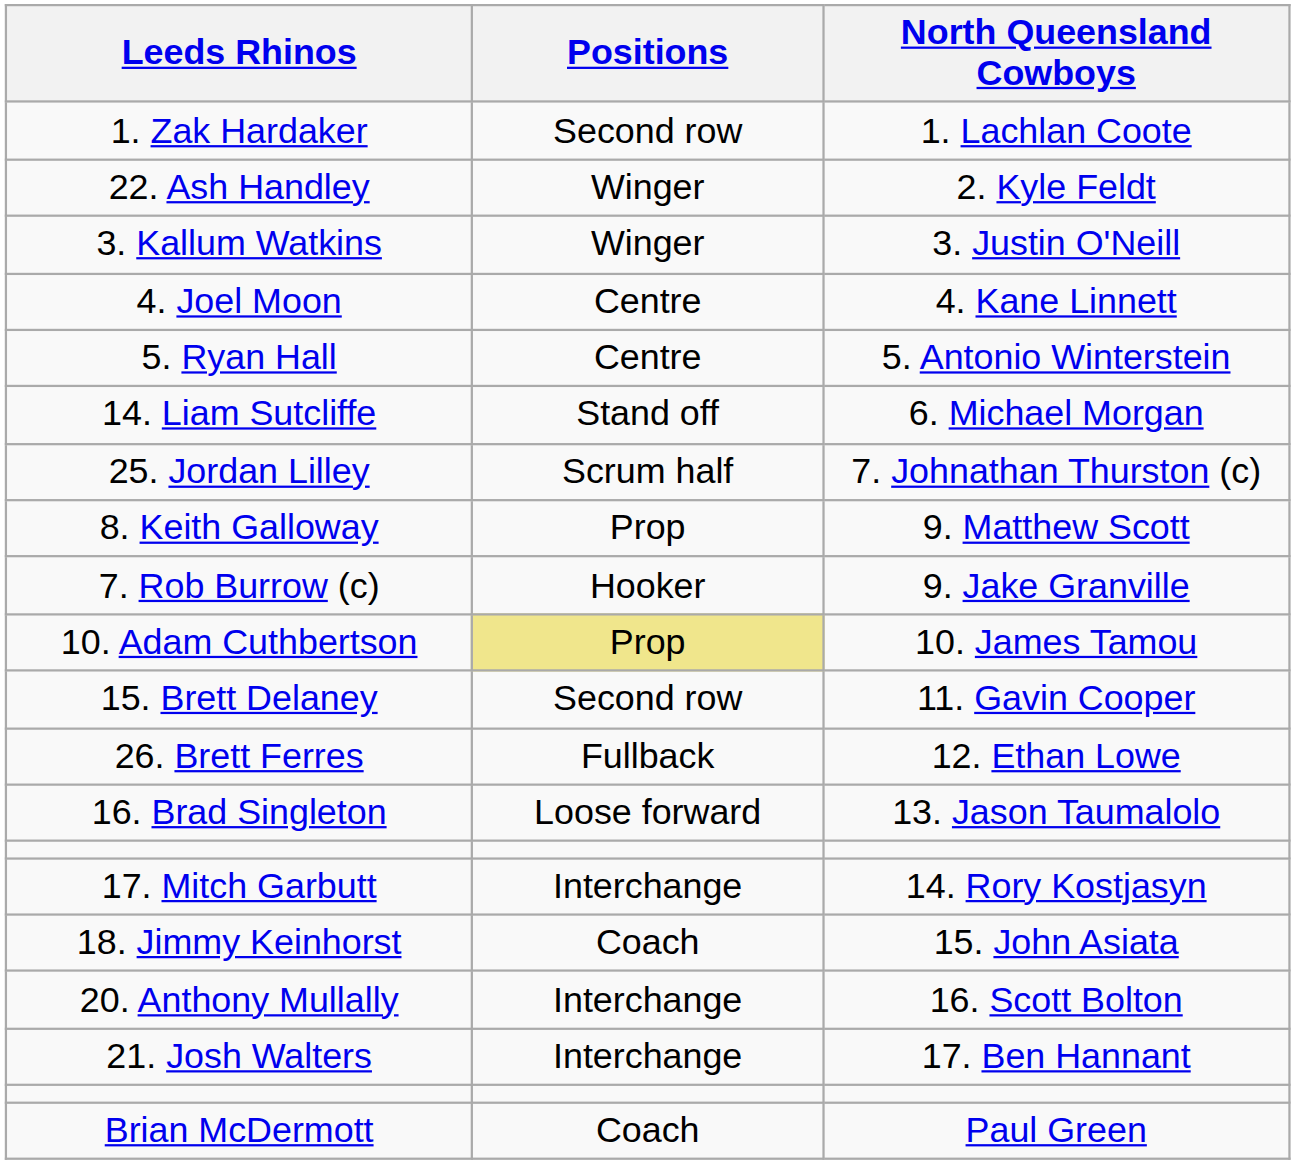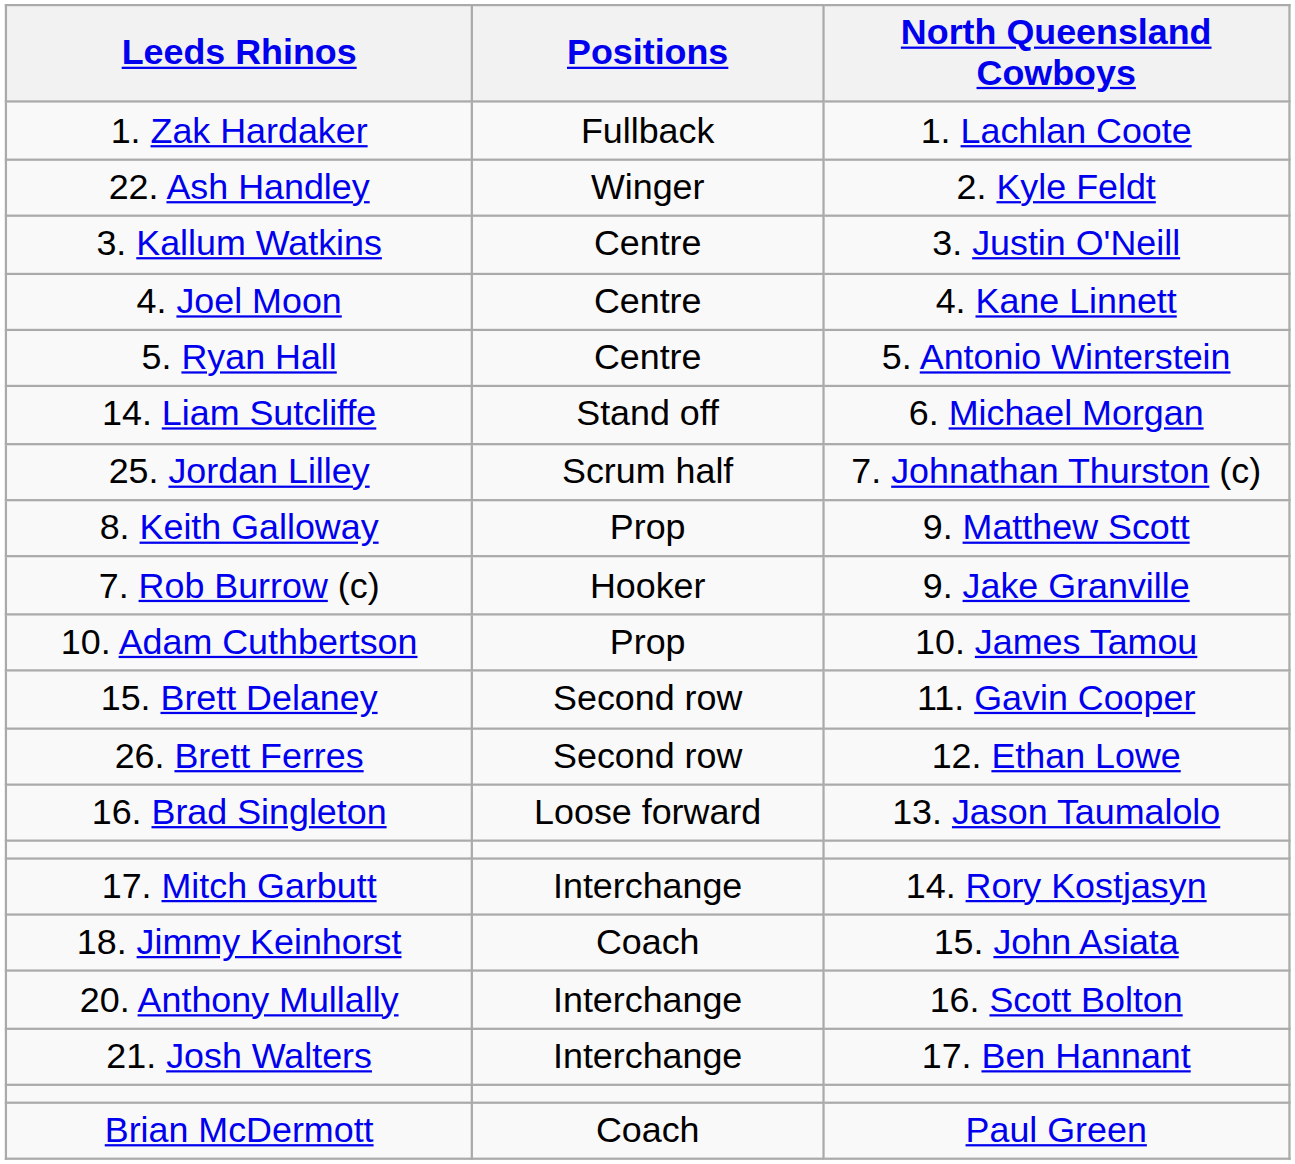(648, 130) Second row -> (648, 130) Fullback
(648, 243) Winger -> (648, 243) Centre
(648, 641) khaki background -> (648, 641) no background
(648, 755) Fullback -> (648, 755) Second row
